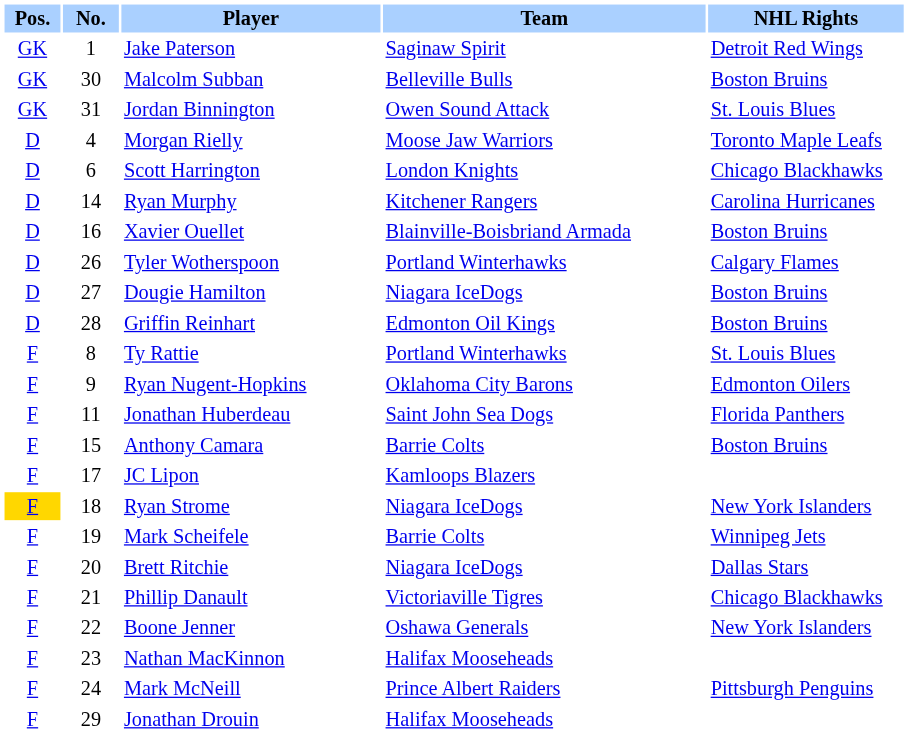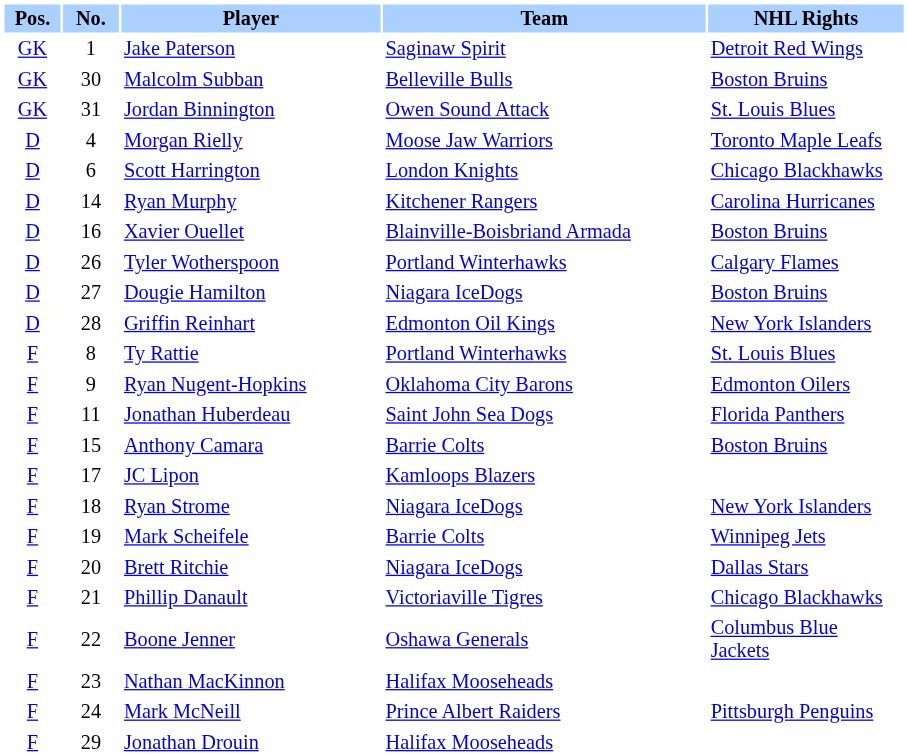(769, 323) Boston Bruins -> (791, 323) New York Islanders
(32, 506) gold background -> (32, 506) no background
(791, 627) New York Islanders -> (774, 639) Columbus Blue Jackets
